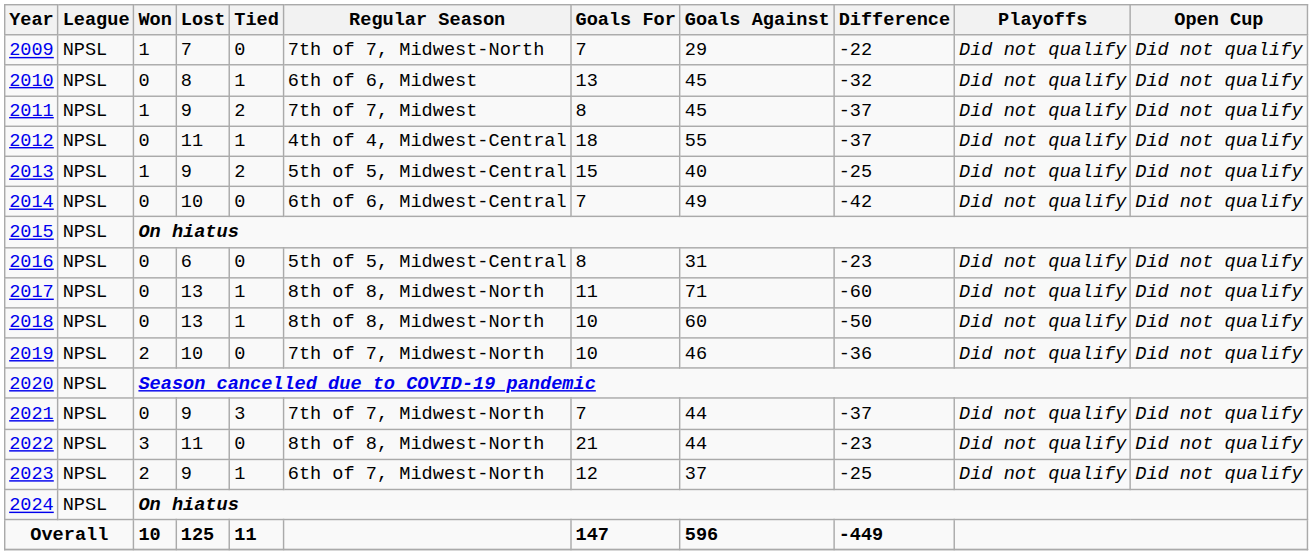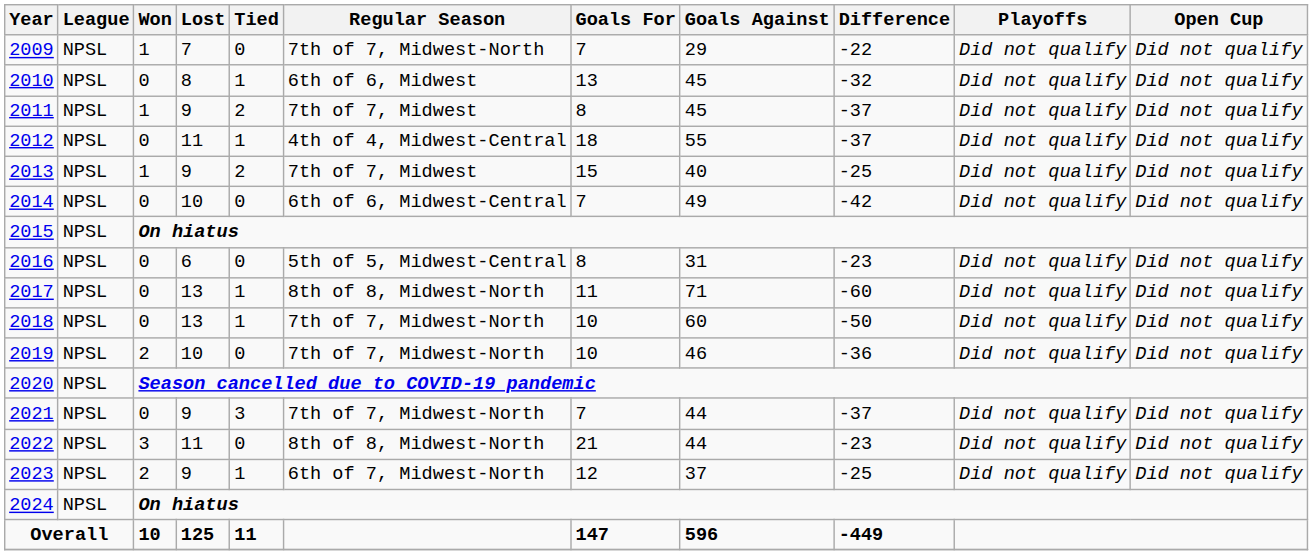(427, 171) 5th of 5, Midwest-Central -> (383, 171) 7th of 7, Midwest
(416, 323) 8th of 8, Midwest-North -> (416, 323) 7th of 7, Midwest-North
